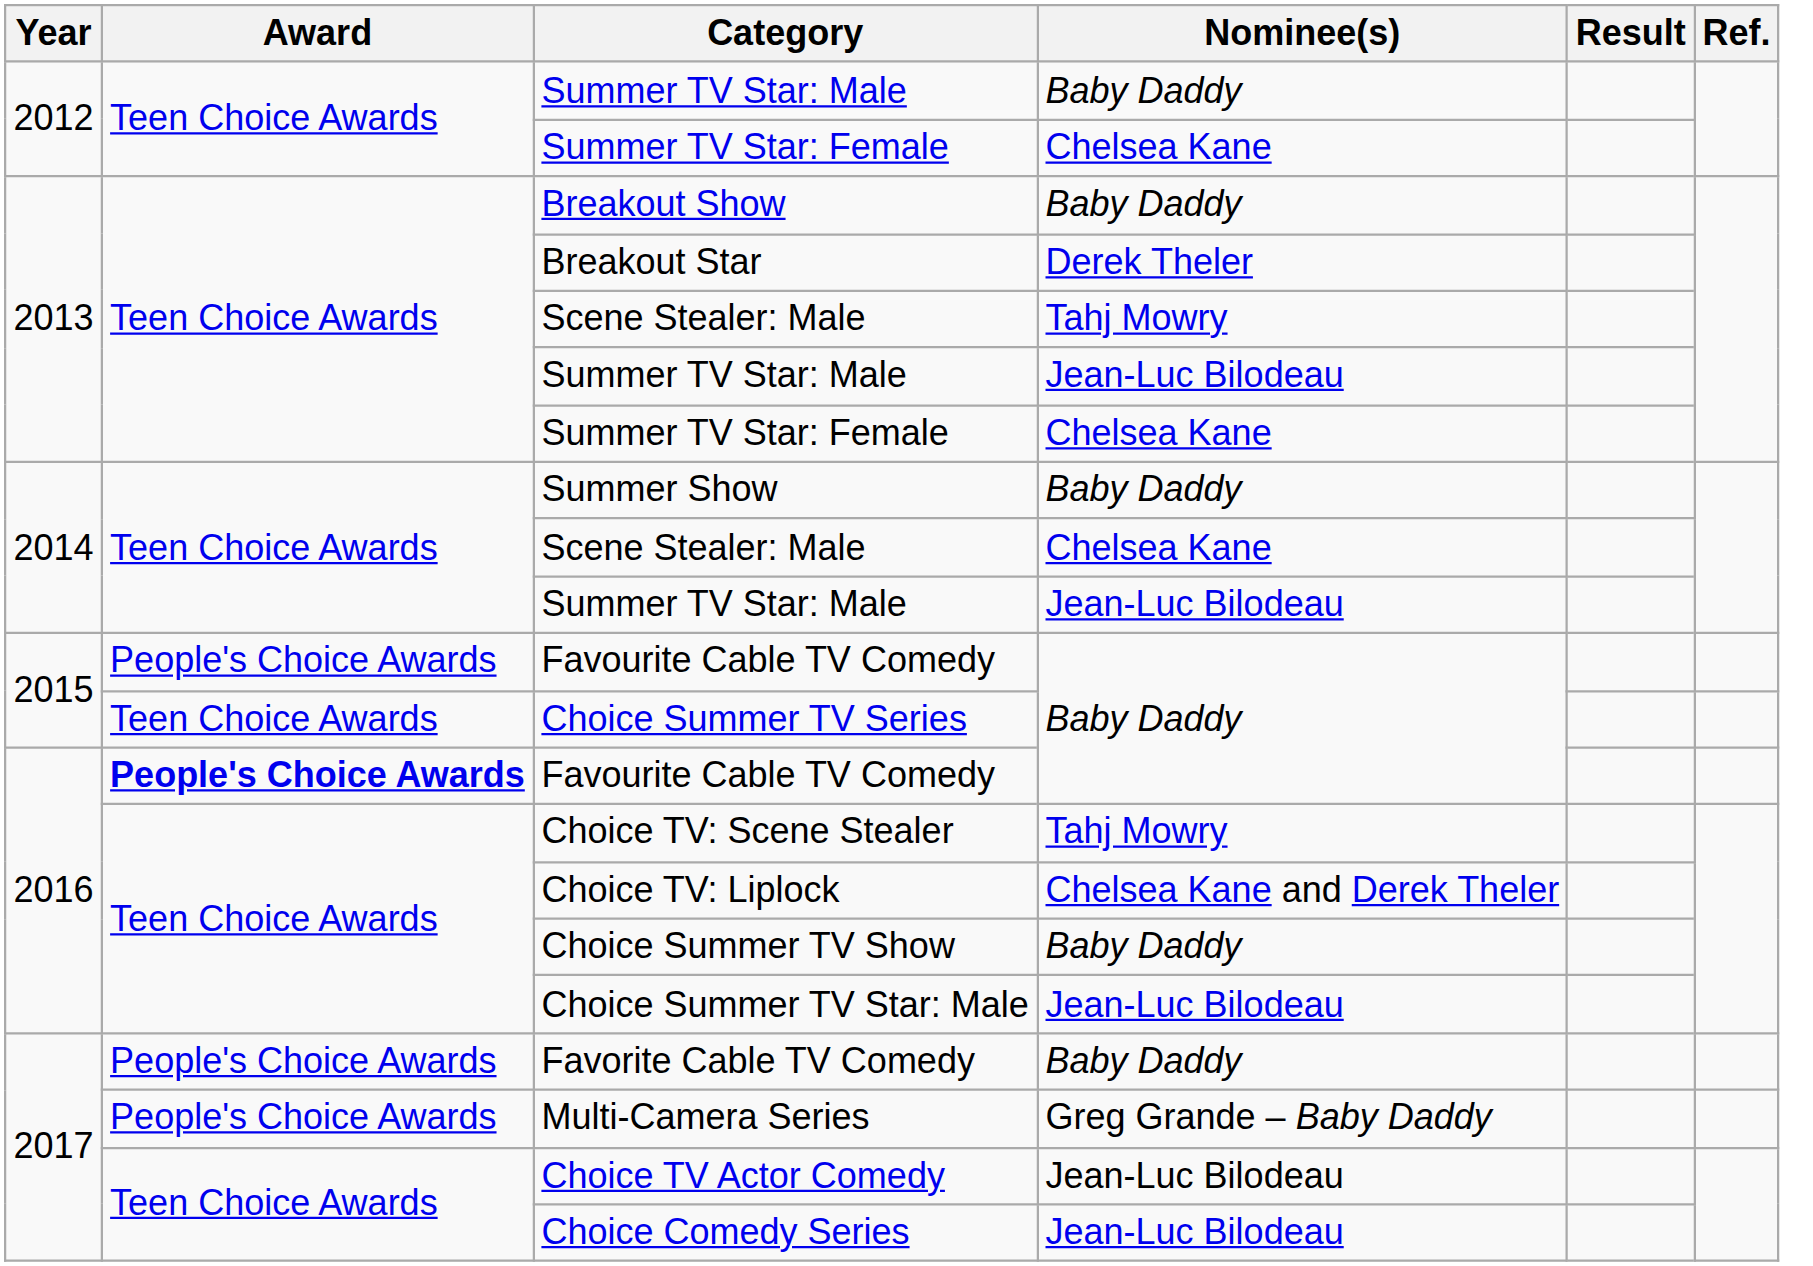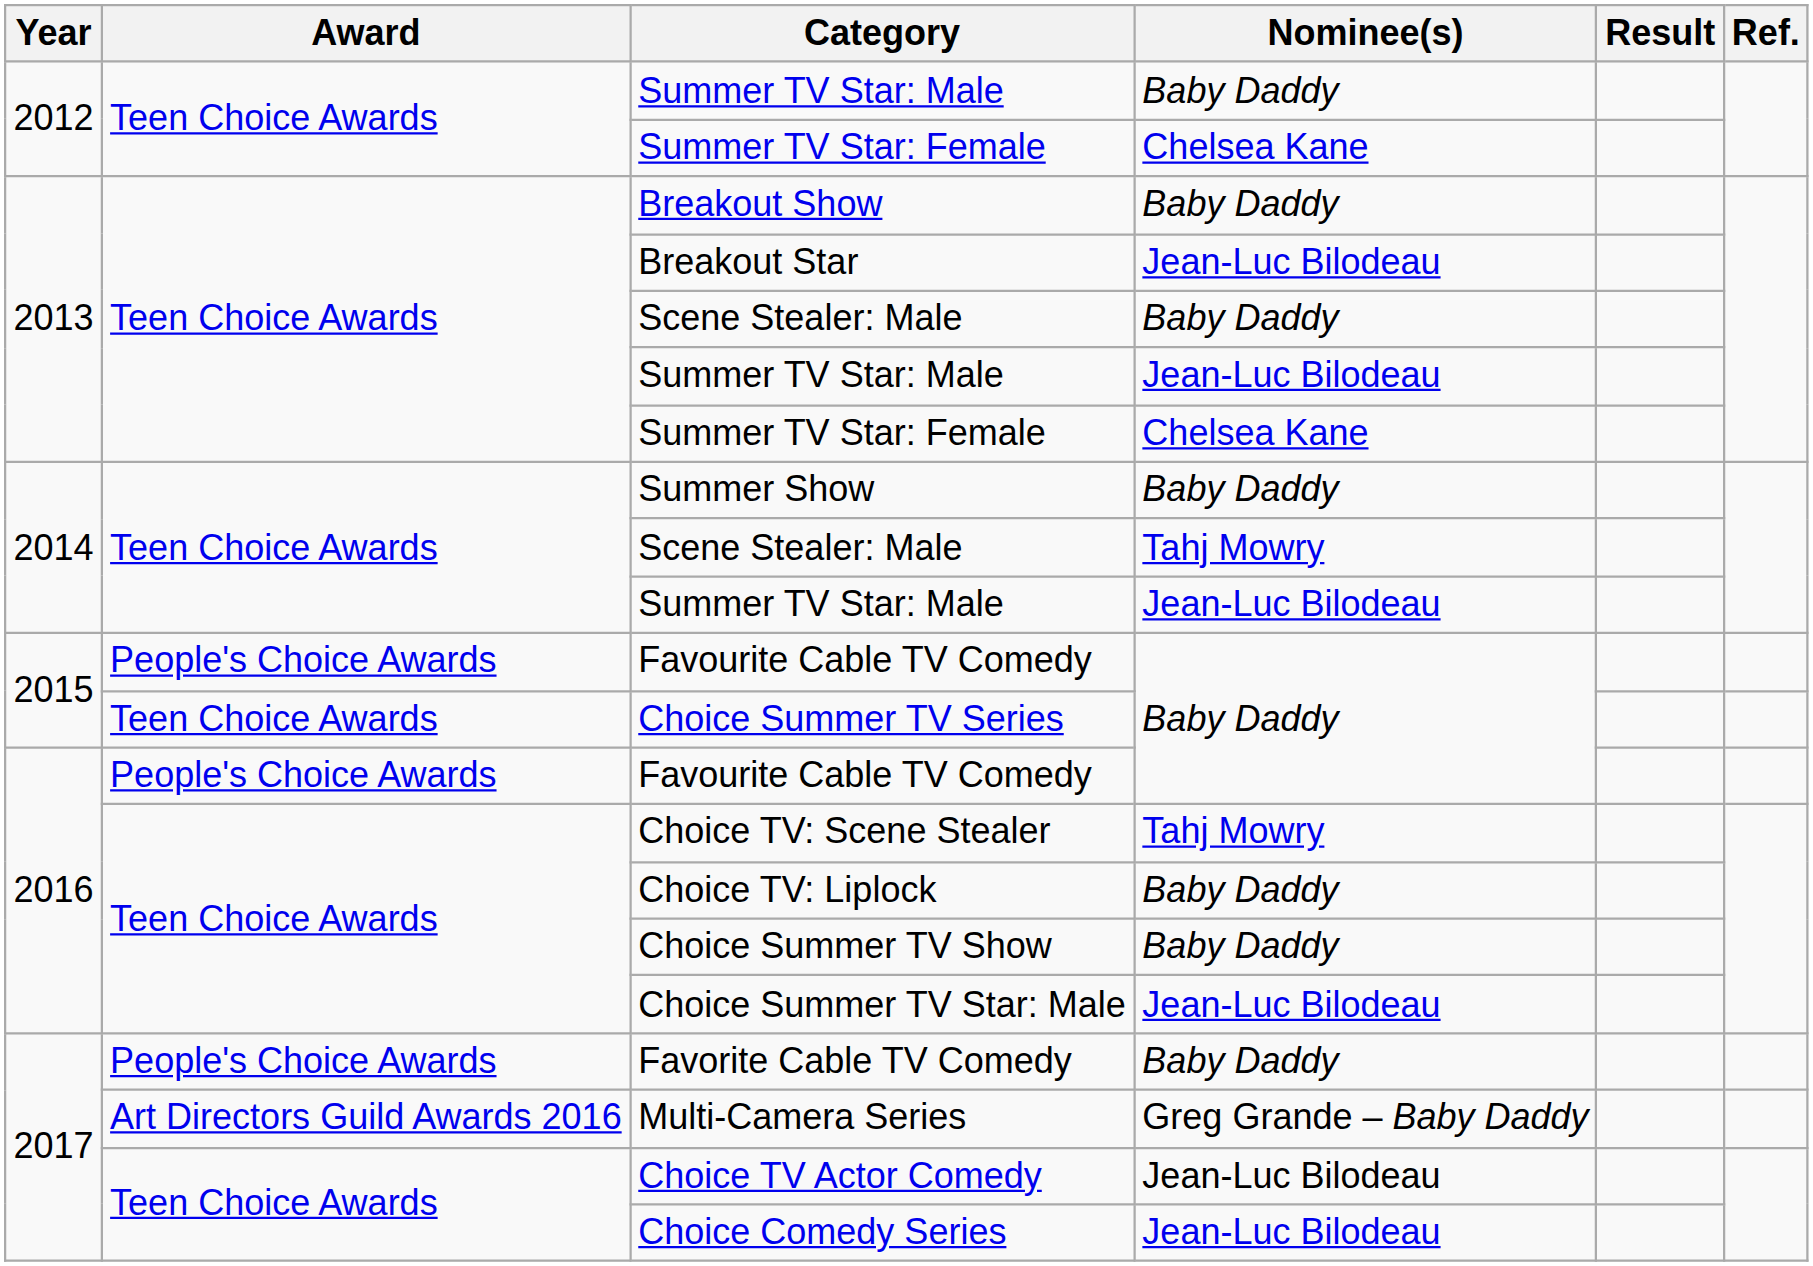(1149, 261) Derek Theler -> (1291, 261) Jean-Luc Bilodeau
(1137, 318) Tahj Mowry -> (1240, 318) Baby Daddy
(1159, 546) Chelsea Kane -> (1233, 546) Tahj Mowry
(317, 775) bold -> (303, 775) normal
(1302, 889) Chelsea Kane and Derek Theler -> (1240, 889) Baby Daddy
(303, 1117) People's Choice Awards -> (366, 1117) Art Directors Guild Awards 2016
